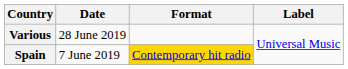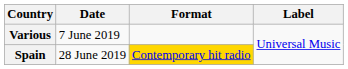(92, 34) 28 June 2019 -> (89, 34) 7 June 2019
(89, 54) 7 June 2019 -> (92, 54) 28 June 2019
